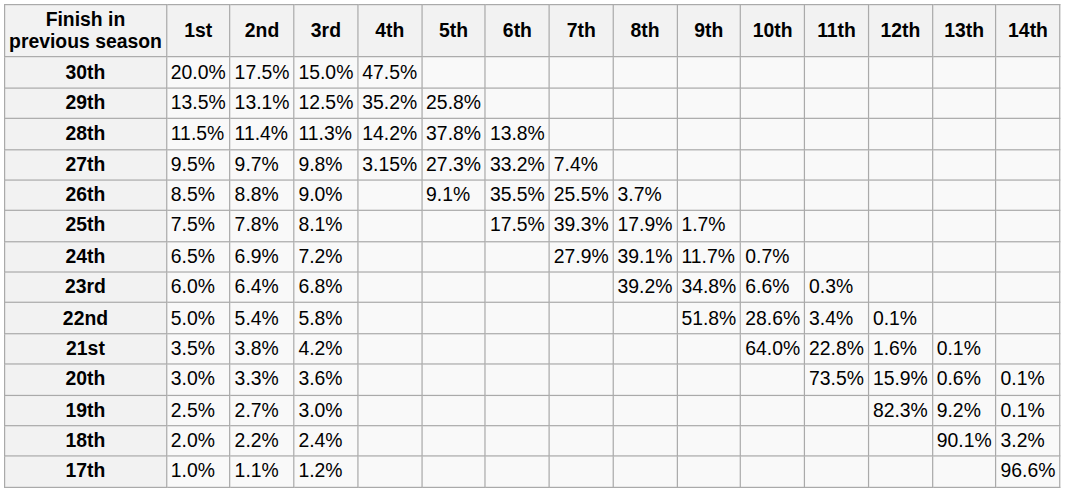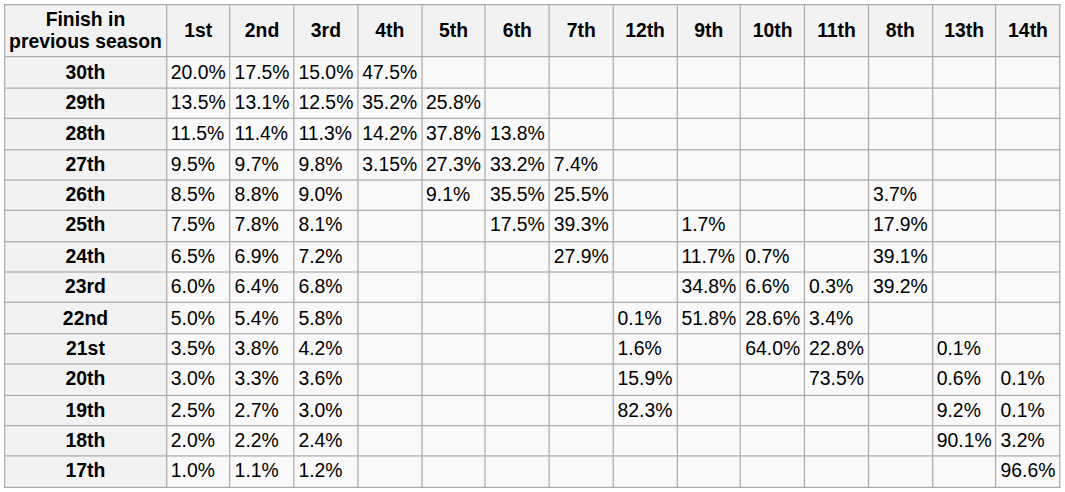columns swapped: (645, 30) <-> (900, 30)
